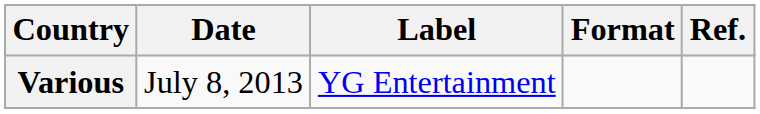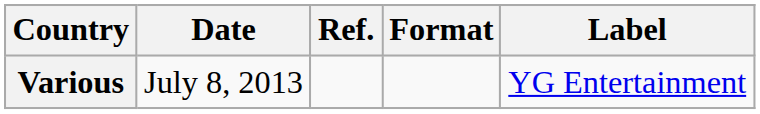columns swapped: (437, 30) <-> (718, 30)
